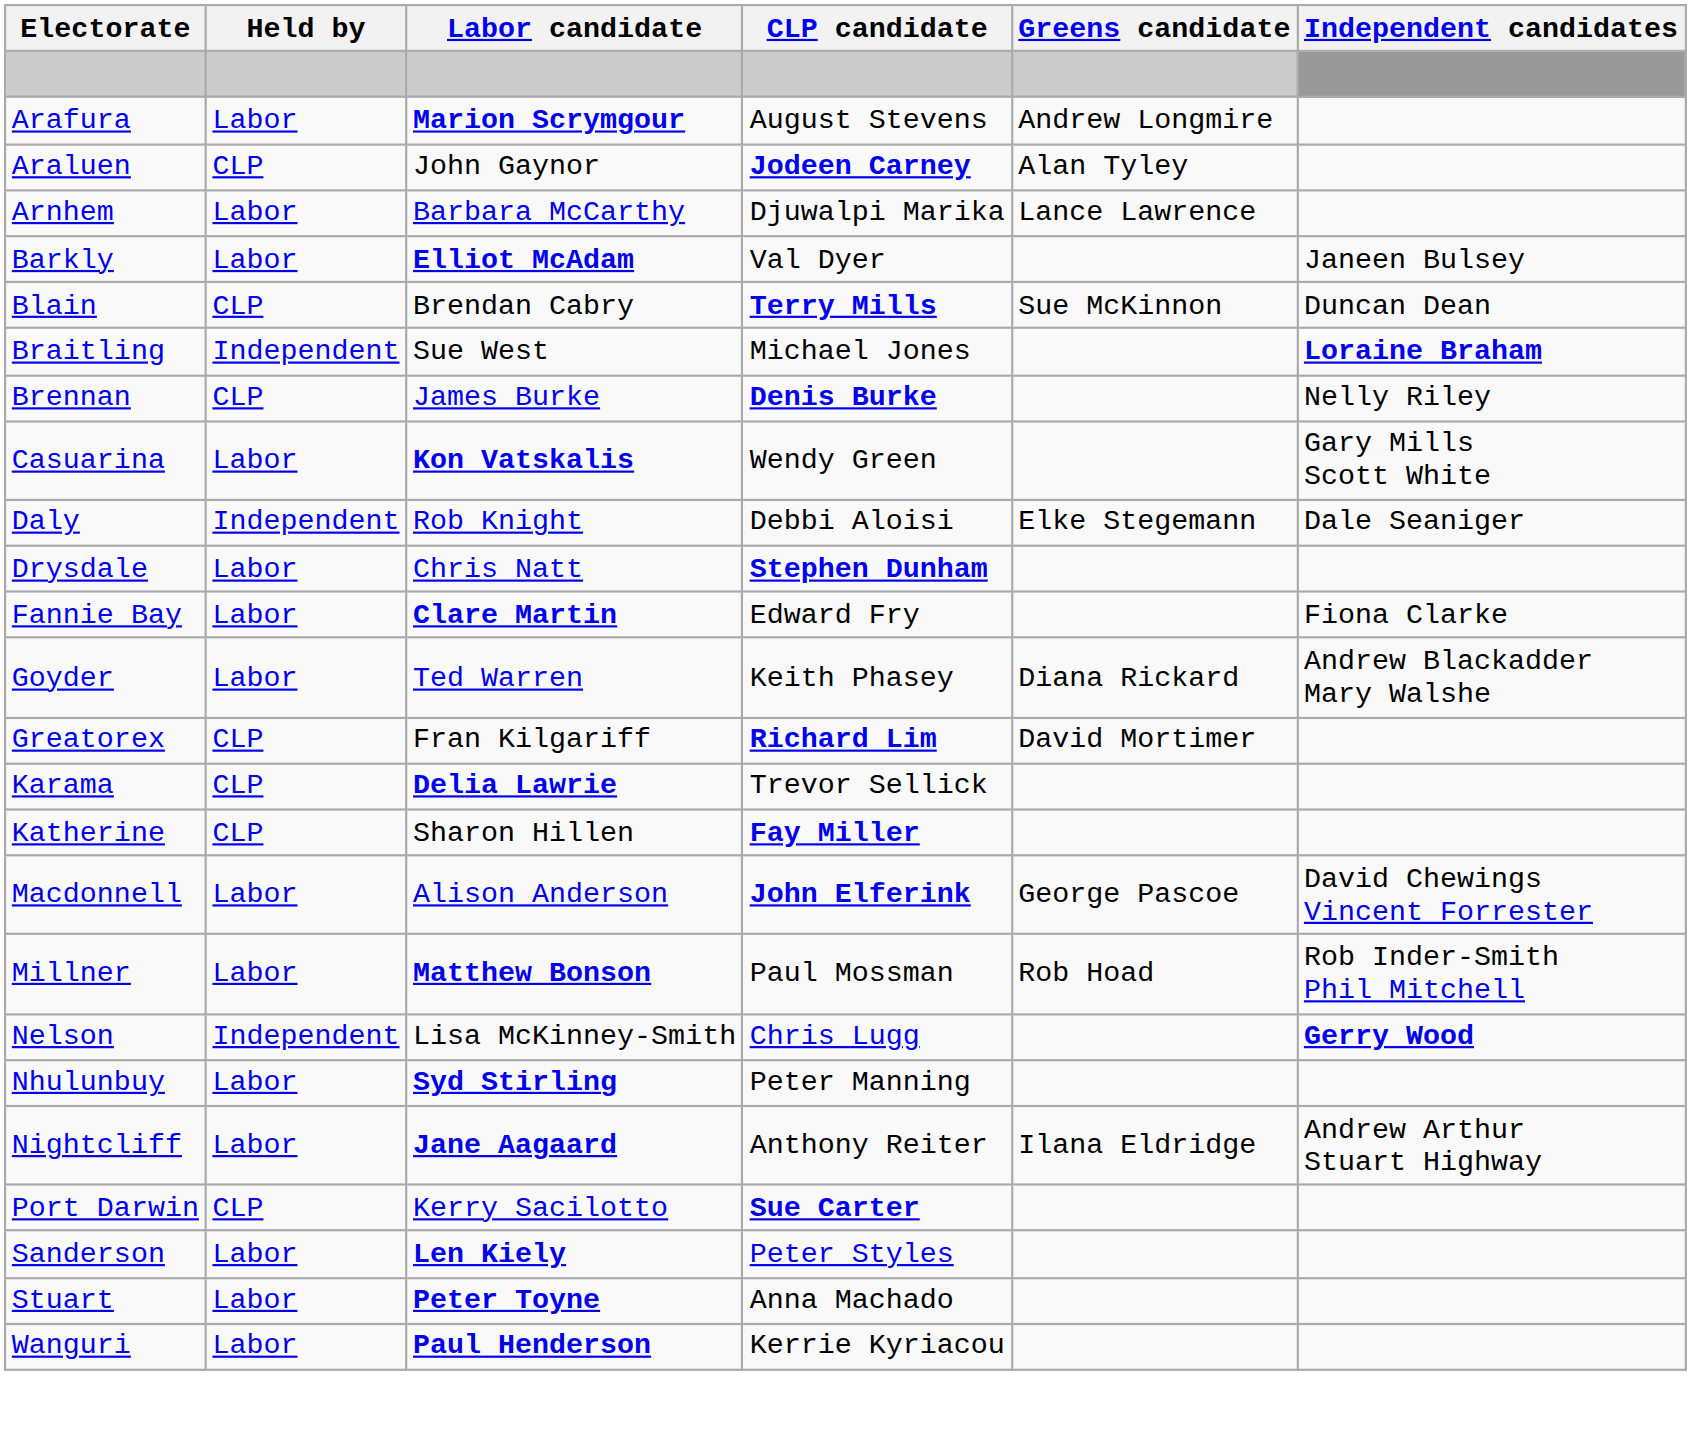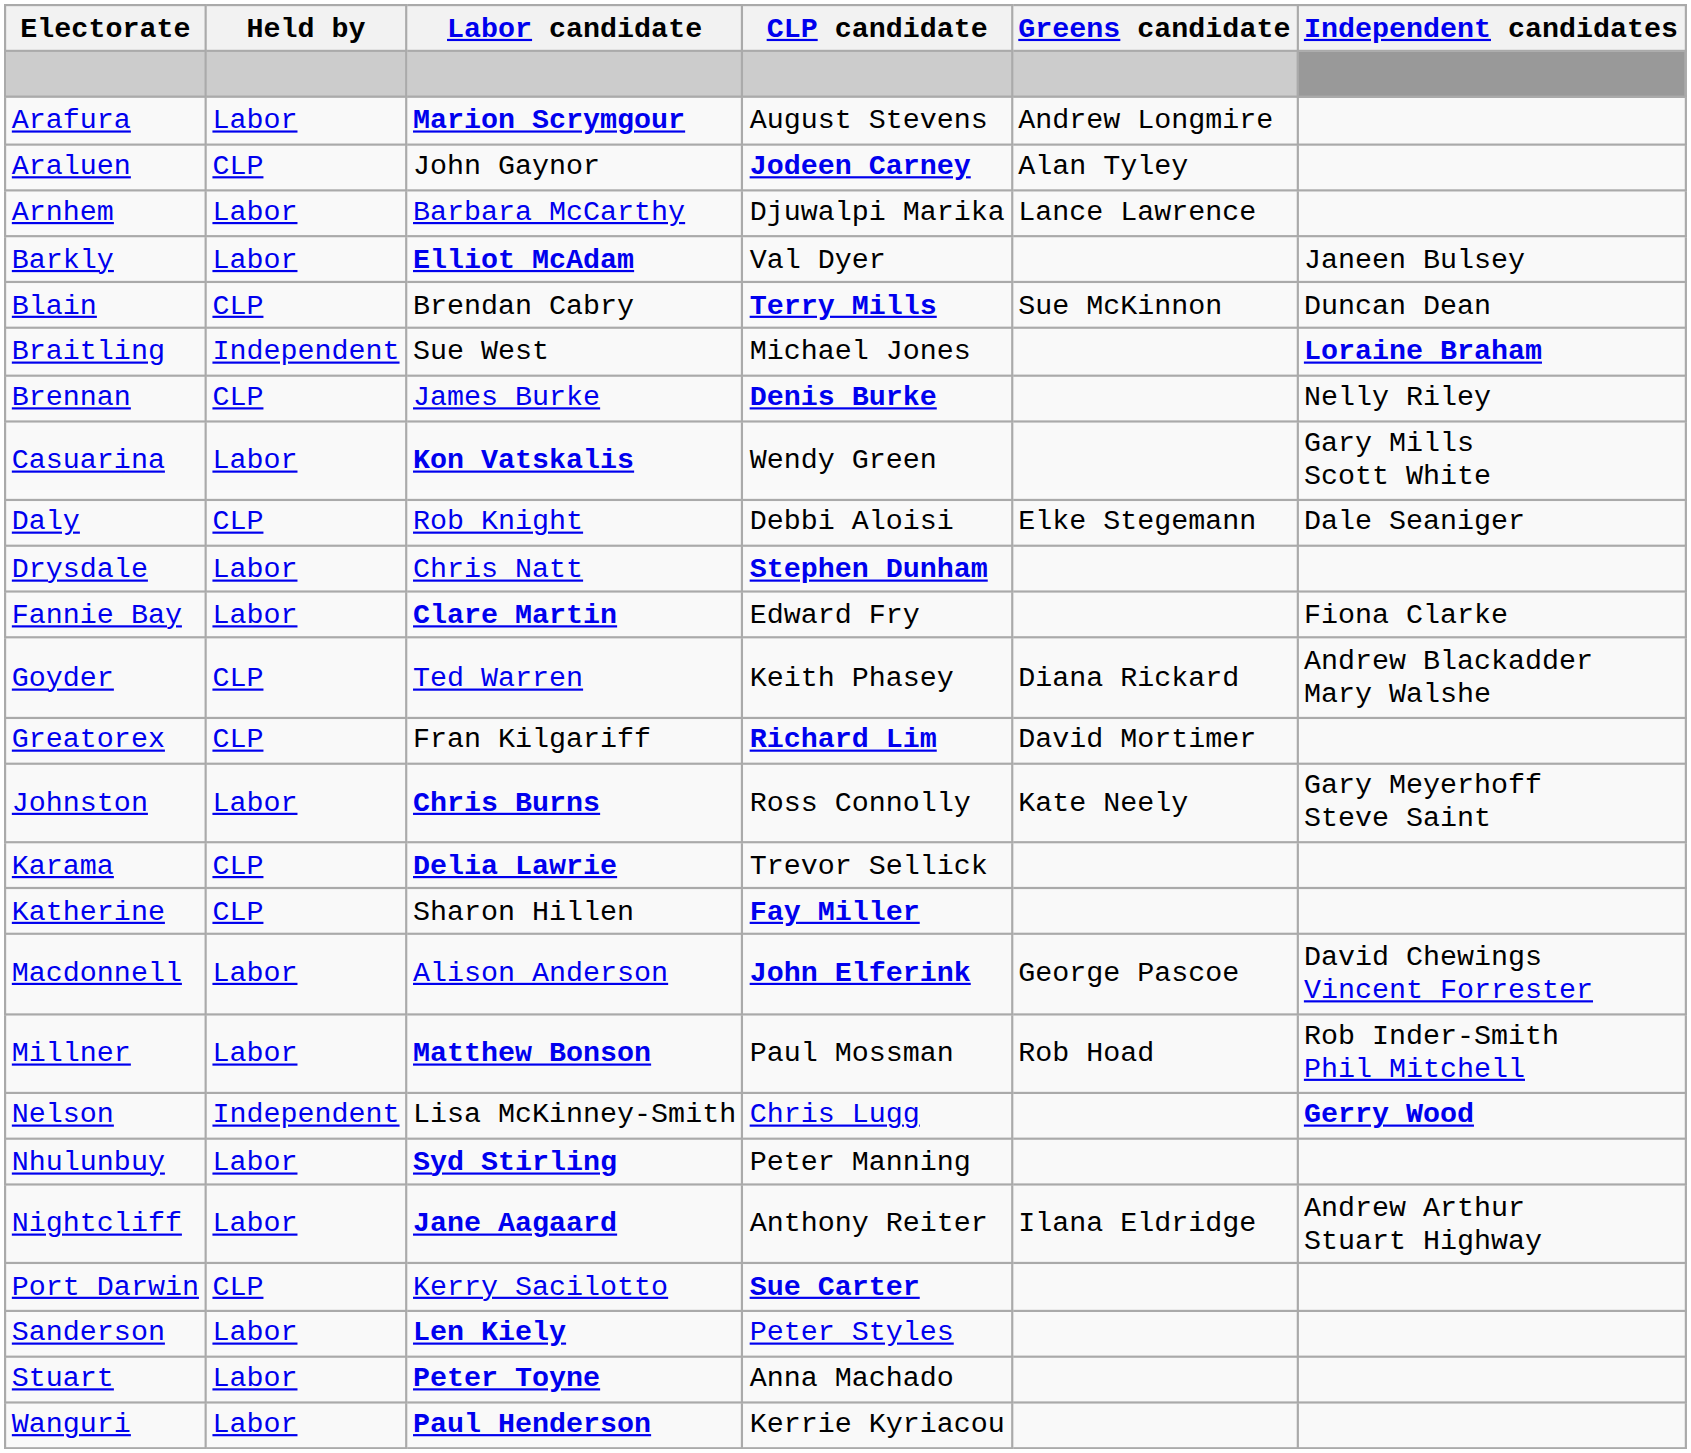(306, 523) Independent -> (238, 523) CLP
(255, 678) Labor -> (238, 678) CLP
+ row: (80, 803)
